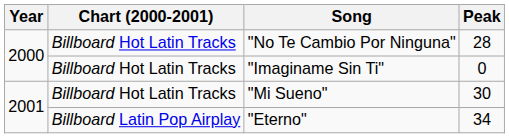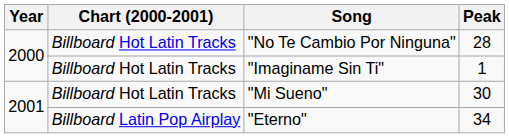(482, 68) 0 -> (482, 68) 1
